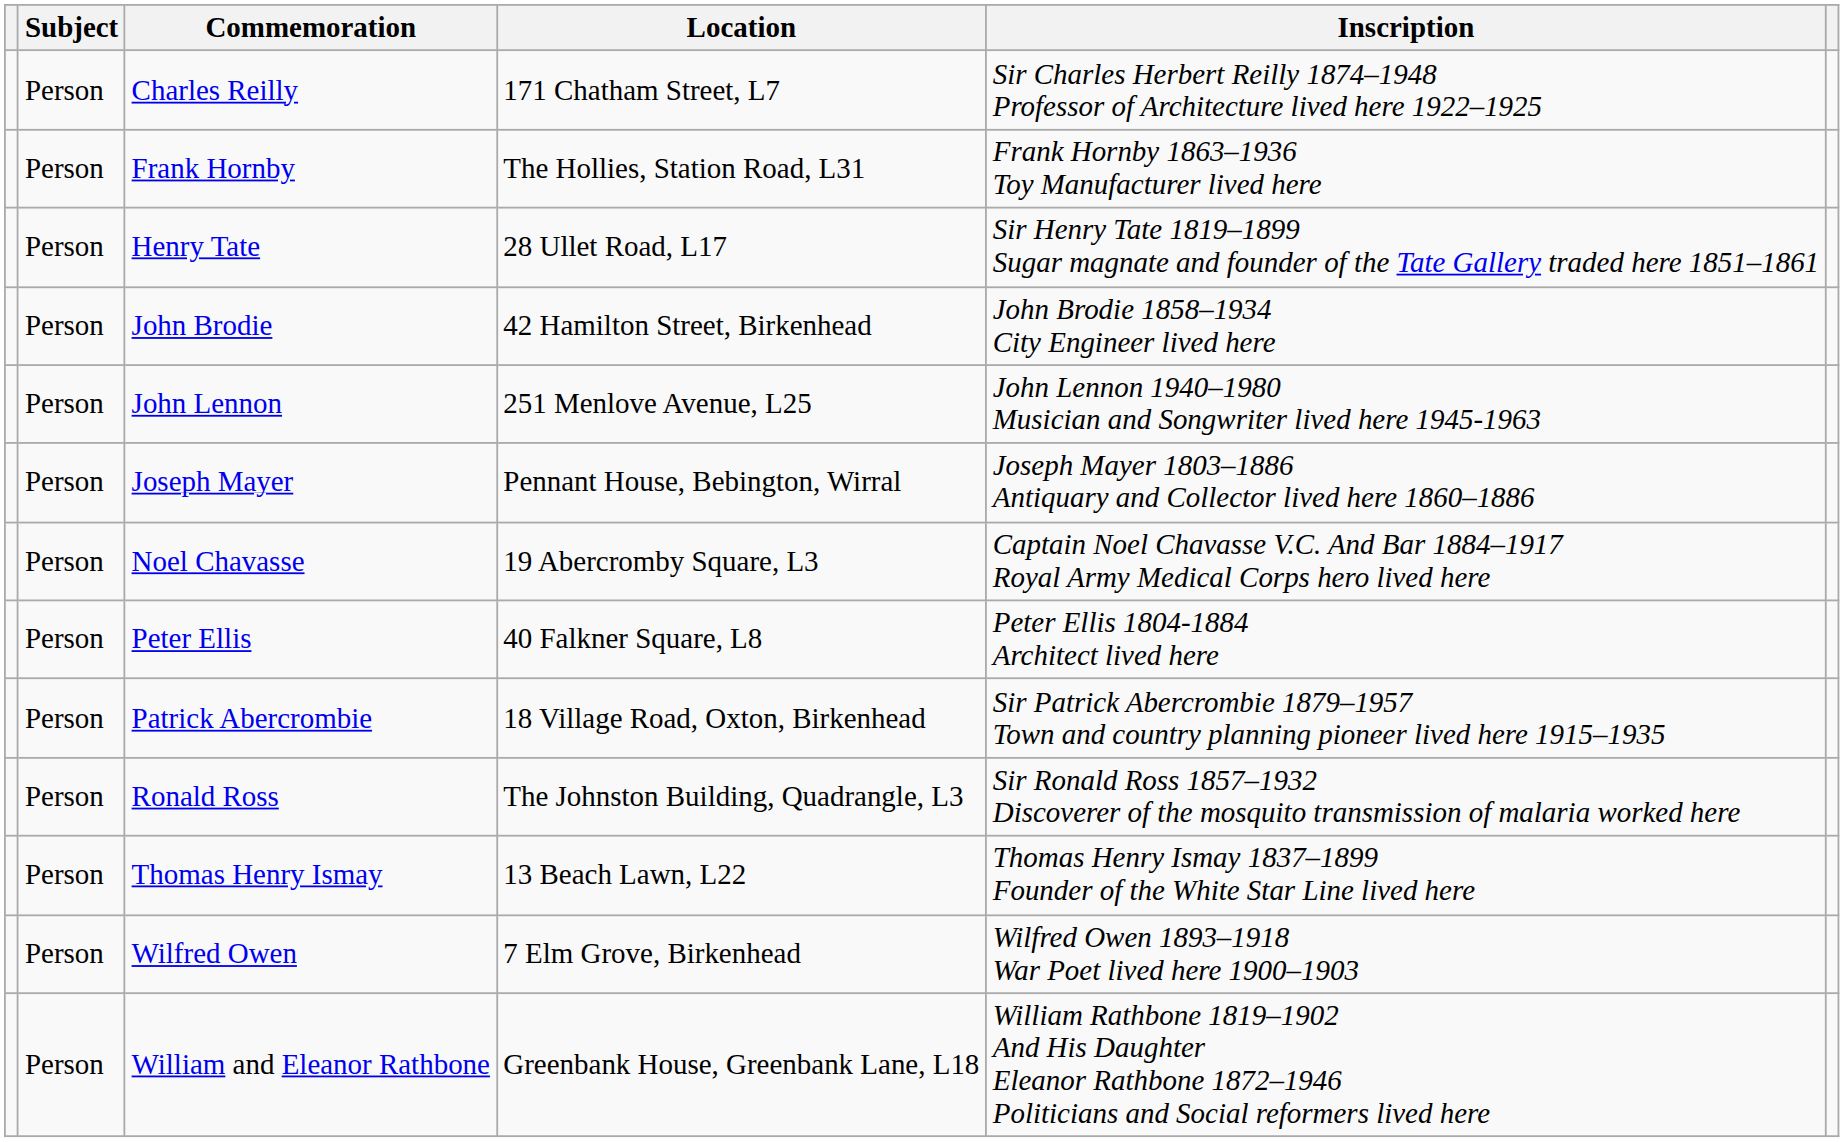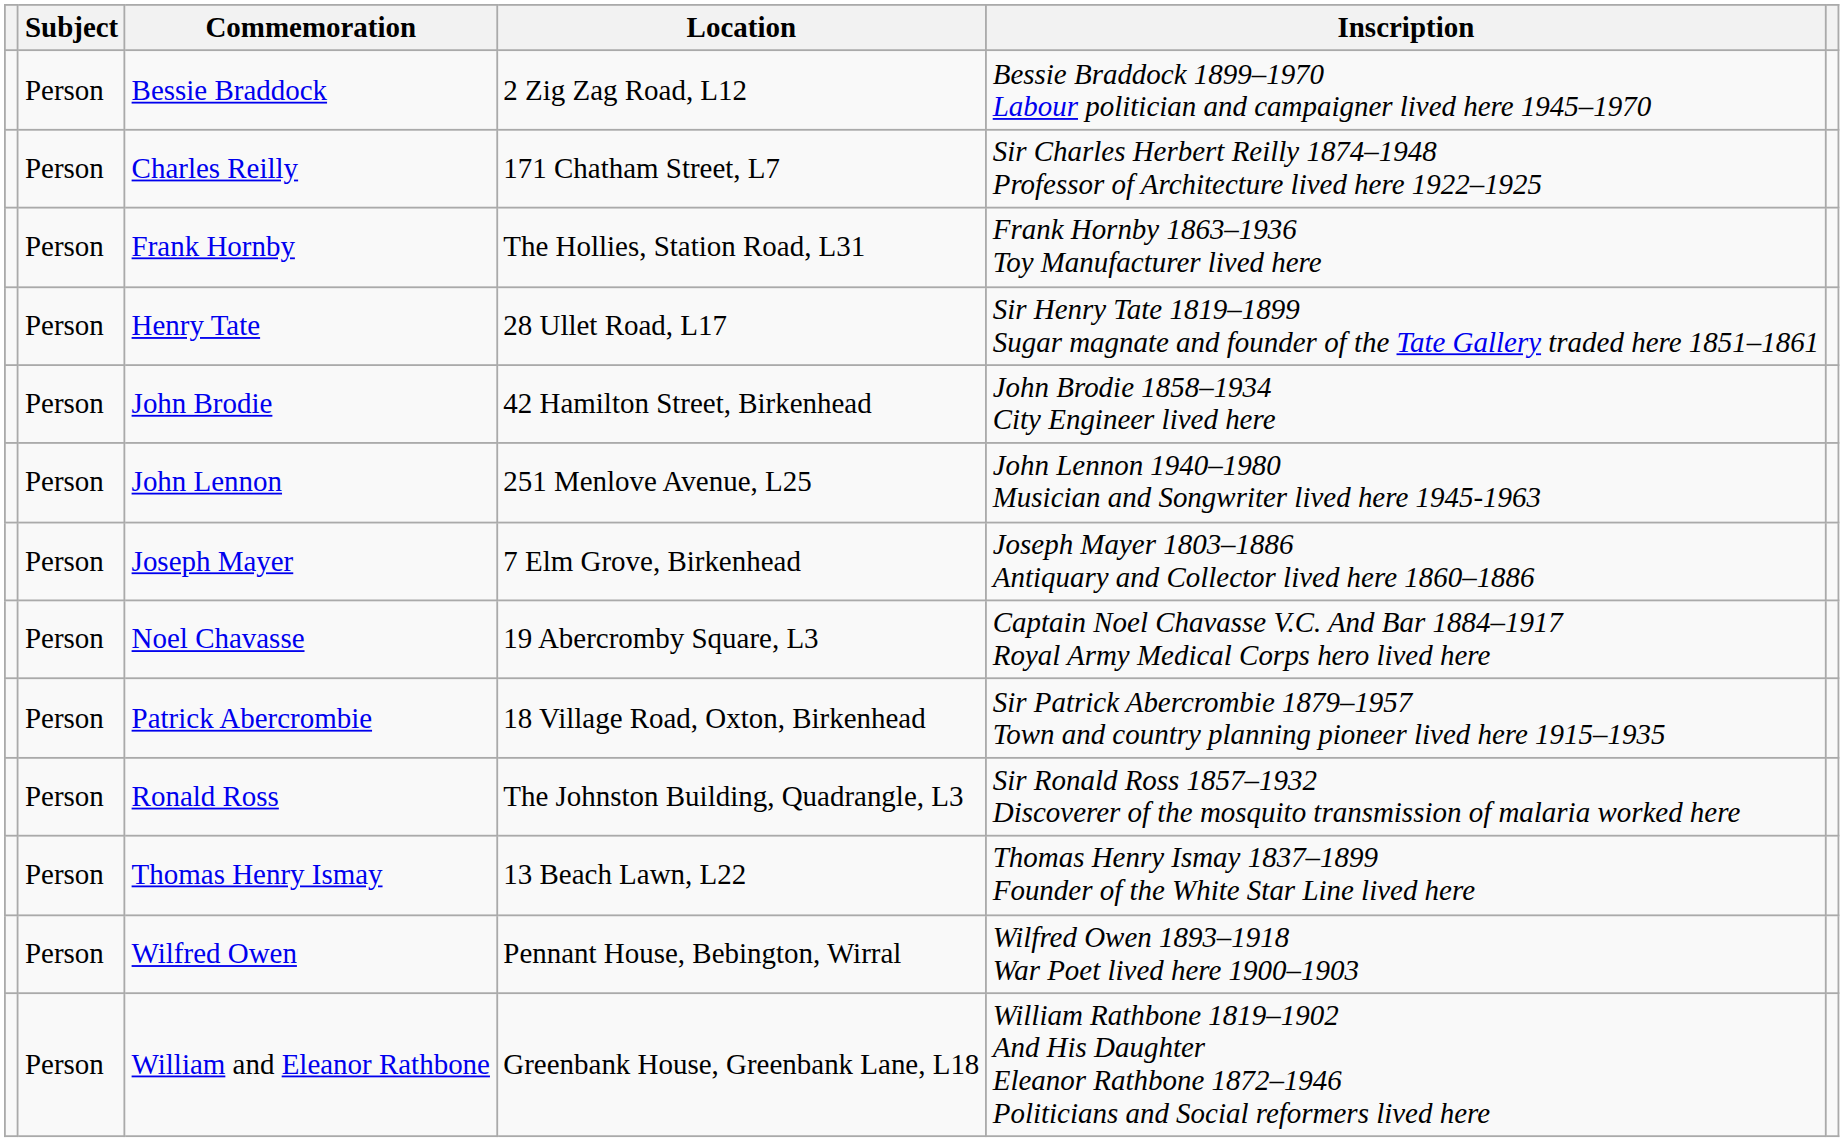+ row: (229, 89)
(702, 482) Pennant House, Bebington, Wirral -> (652, 560) 7 Elm Grove, Birkenhead
- row: (192, 639)
(652, 953) 7 Elm Grove, Birkenhead -> (702, 953) Pennant House, Bebington, Wirral
